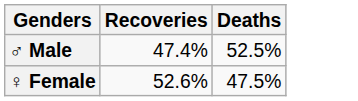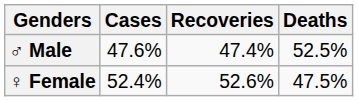+ column: (133, 20)
